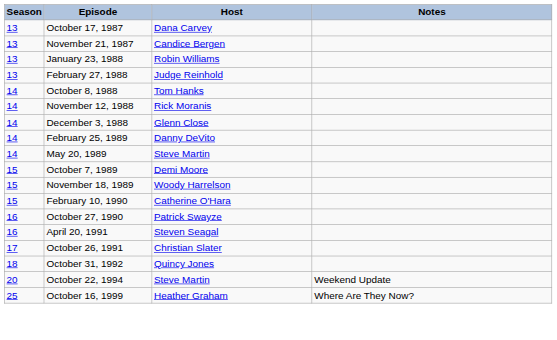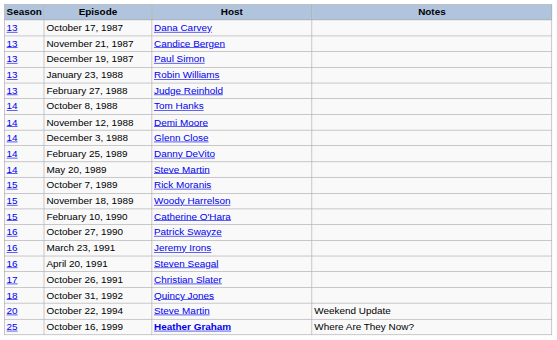+ row: (90, 59)
(183, 106) Rick Moranis -> (181, 122) Demi Moore
(181, 169) Demi Moore -> (183, 185) Rick Moranis
+ row: (81, 248)
(191, 295) normal -> (193, 327) bold
